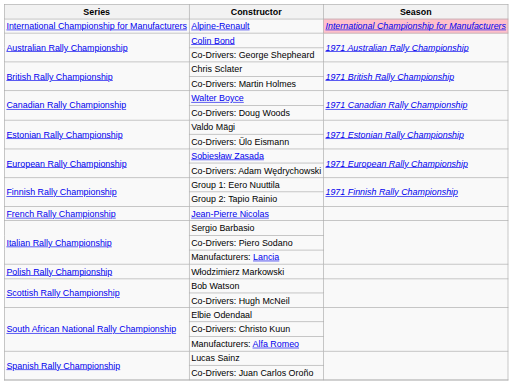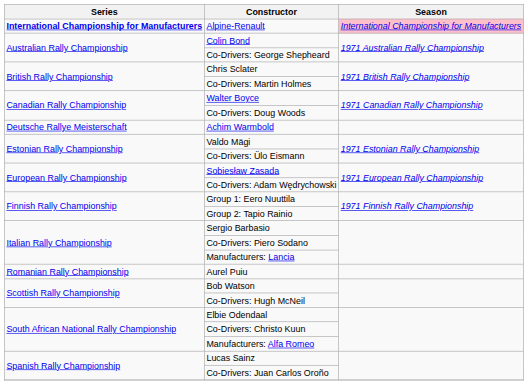(97, 26) normal -> (104, 26) bold
+ row: (240, 127)
- row: (230, 214)
- row: (238, 271)
+ row: (227, 271)
